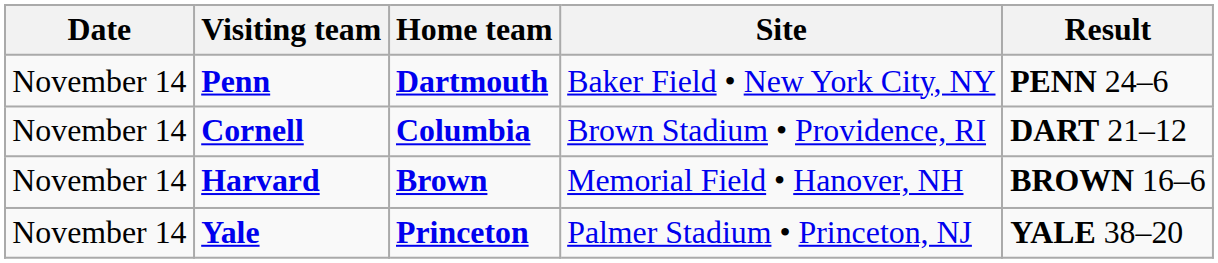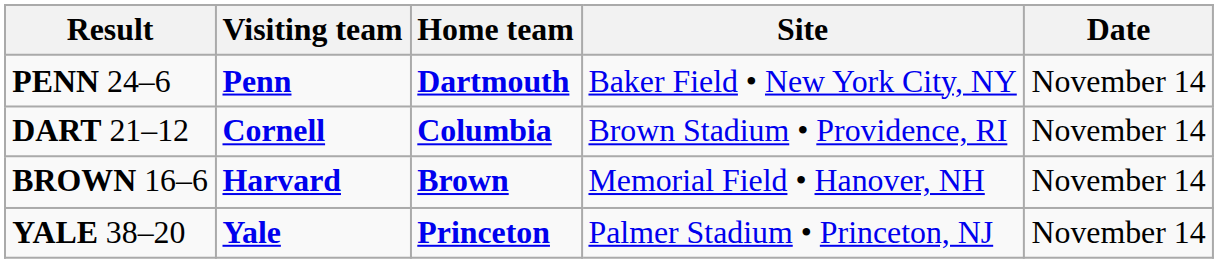columns swapped: (99, 29) <-> (1108, 29)
